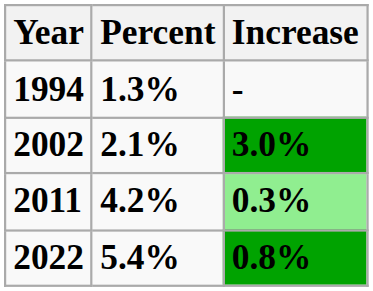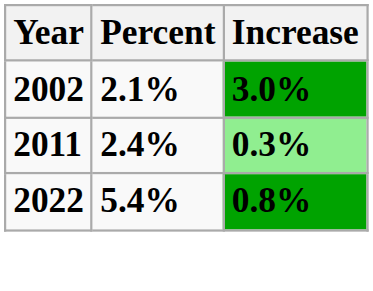- row: (49, 88)
(140, 200) 4.2% -> (140, 144) 2.4%
